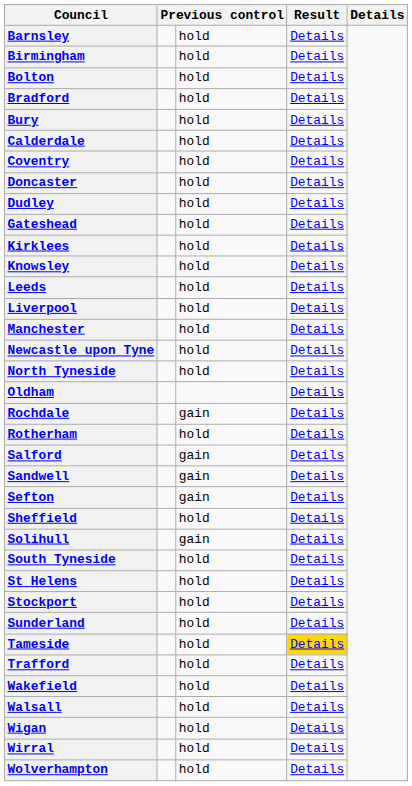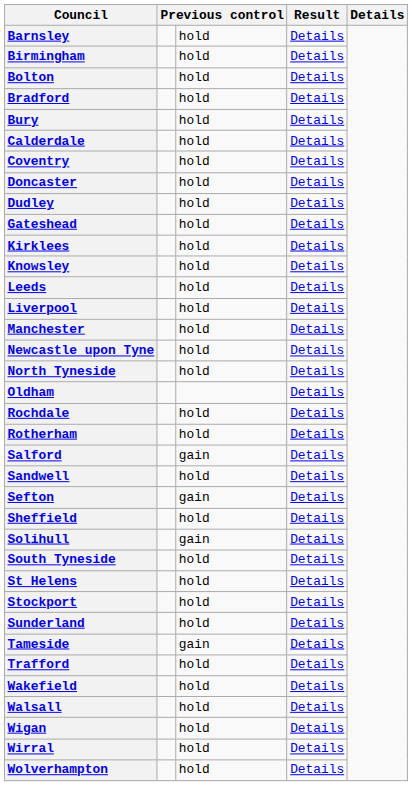(194, 414) gain -> (194, 414) hold
(194, 476) gain -> (194, 476) hold
(194, 644) hold -> (194, 644) gain
(317, 644) gold background -> (317, 644) no background
